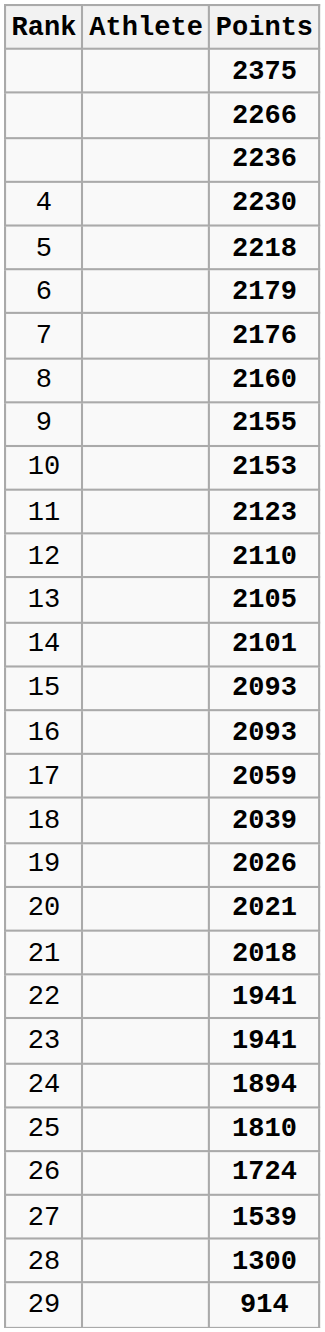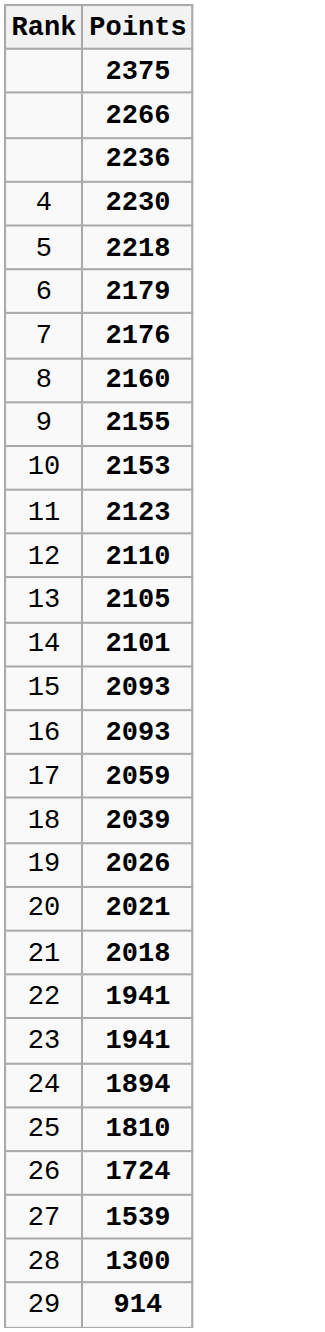- column: (146, 27)
